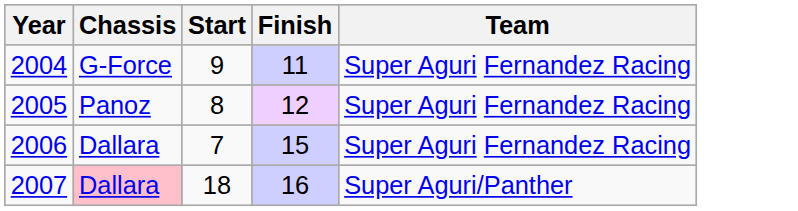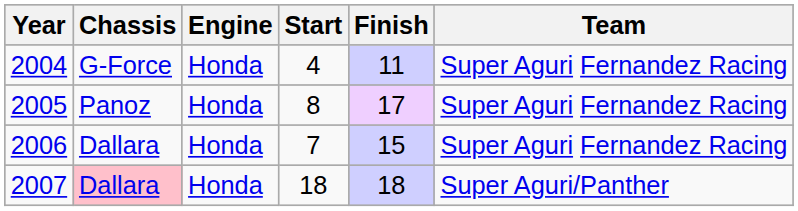+ column: (230, 25)
(217, 65) 9 -> (313, 65) 4
(295, 105) 12 -> (391, 105) 17
(295, 186) 16 -> (391, 186) 18
